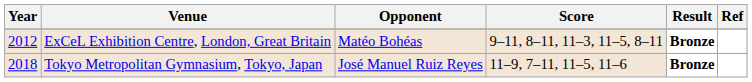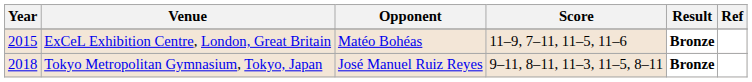(23, 41) 2012 -> (23, 41) 2015
(576, 41) 9–11, 8–11, 11–3, 11–5, 8–11 -> (558, 41) 11–9, 7–11, 11–5, 11–6
(558, 65) 11–9, 7–11, 11–5, 11–6 -> (576, 65) 9–11, 8–11, 11–3, 11–5, 8–11
